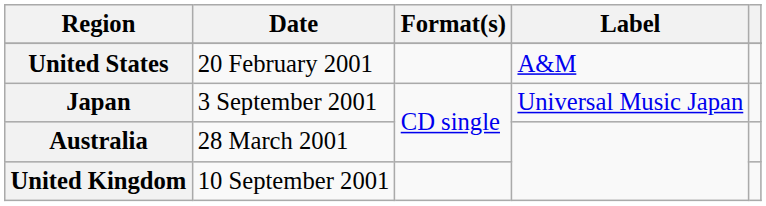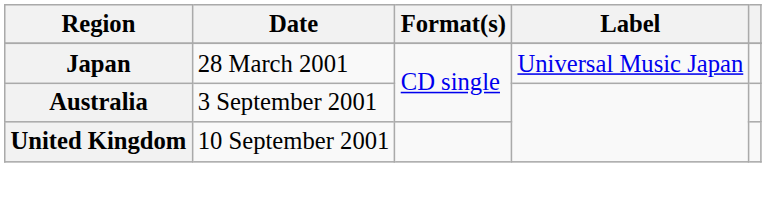- row: (98, 63)
(287, 102) 3 September 2001 -> (273, 63) 28 March 2001
(273, 141) 28 March 2001 -> (287, 102) 3 September 2001
